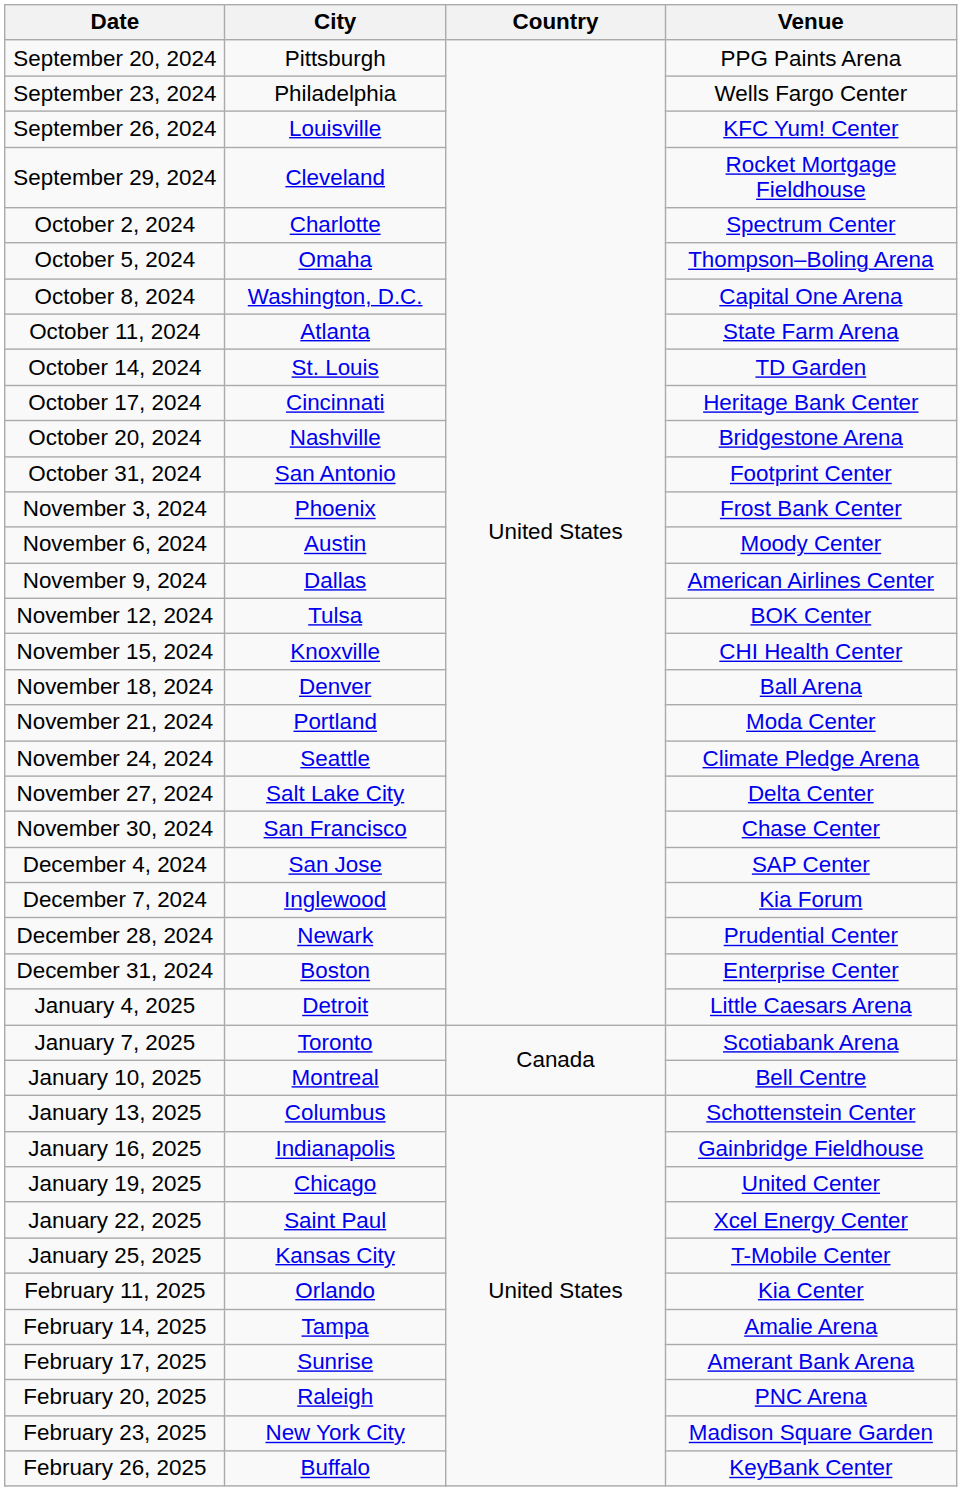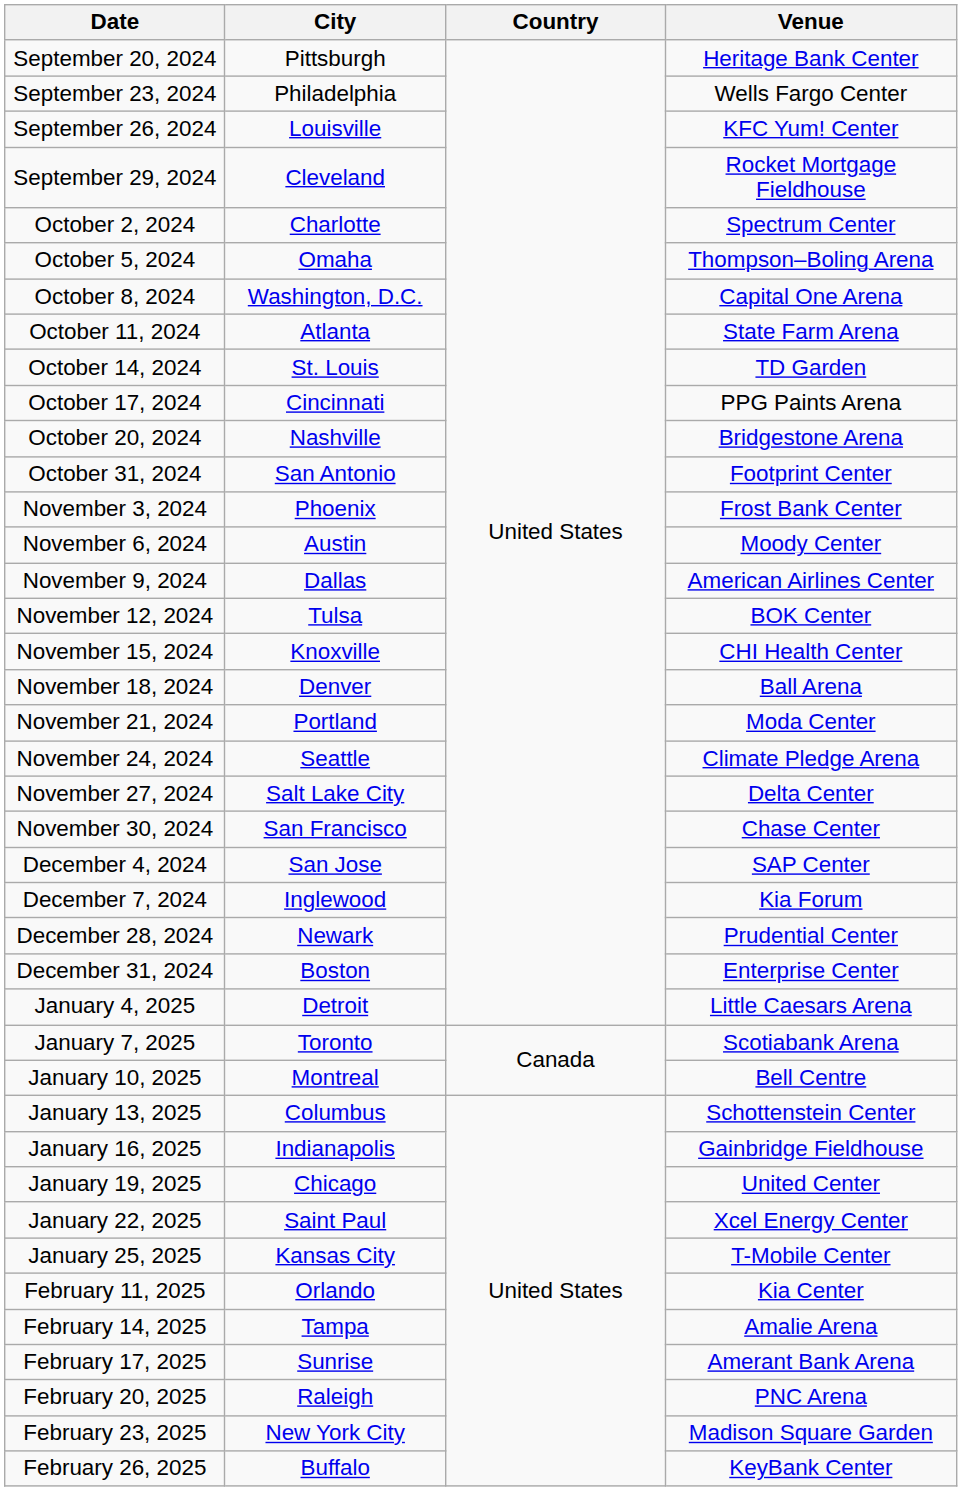(811, 57) PPG Paints Arena -> (811, 57) Heritage Bank Center
(811, 402) Heritage Bank Center -> (811, 402) PPG Paints Arena
